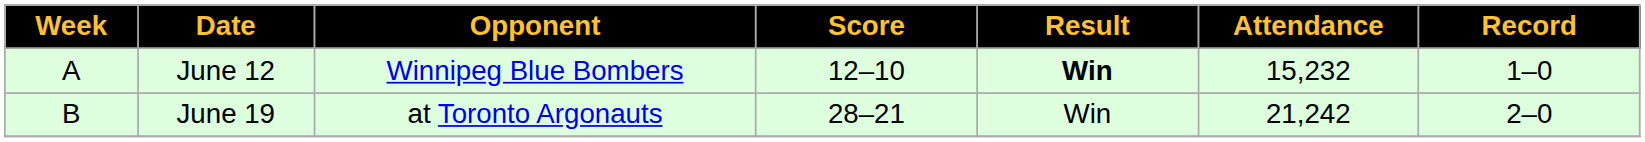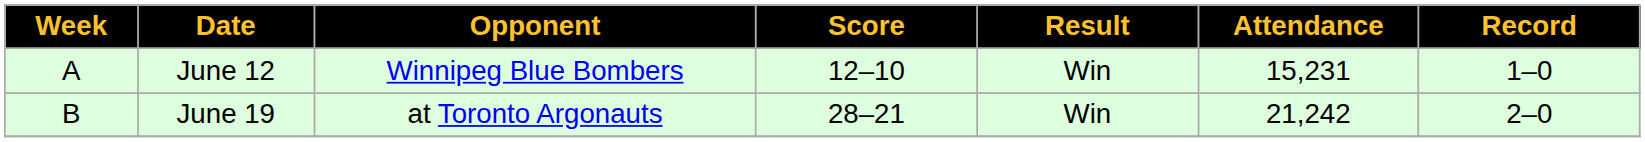(1087, 70) bold -> (1087, 70) normal
(1308, 70) 15,232 -> (1308, 70) 15,231
